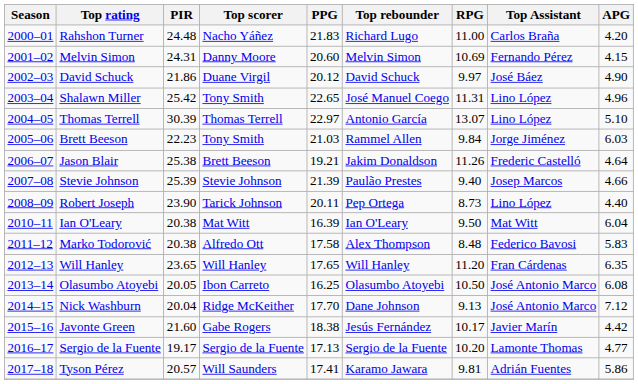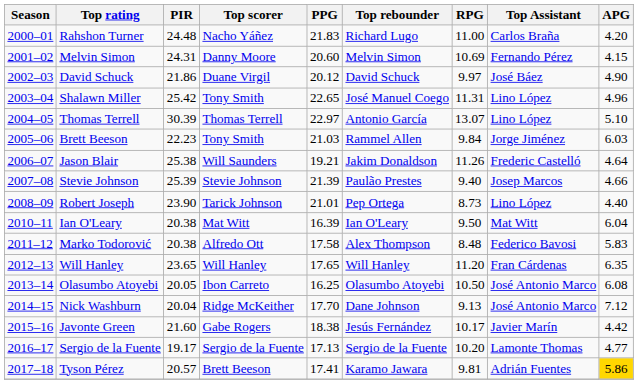(237, 160) Brett Beeson -> (240, 160) Will Saunders
(325, 202) 20.11 -> (325, 202) 21.01
(240, 368) Will Saunders -> (237, 368) Brett Beeson
(616, 368) no background -> (616, 368) gold background
